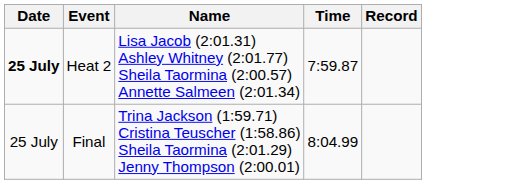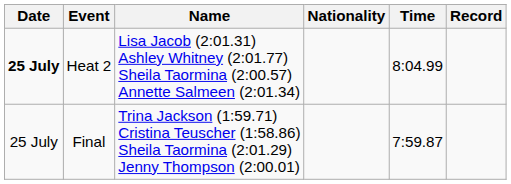+ column: (346, 16)
(333, 66) 7:59.87 -> (418, 66) 8:04.99
(333, 141) 8:04.99 -> (418, 141) 7:59.87
